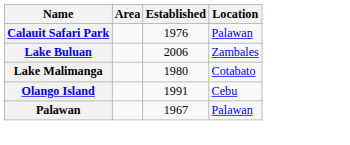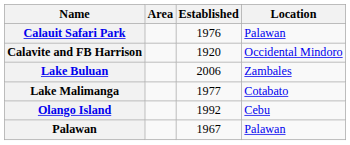+ row: (75, 52)
(176, 71) 1980 -> (209, 91) 1977
(176, 91) 1991 -> (209, 110) 1992
